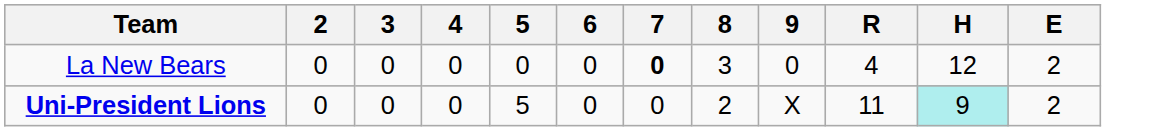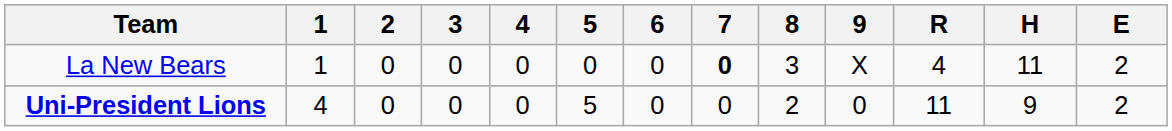+ column: (321, 24)
(792, 65) 0 -> (860, 65) X
(963, 65) 12 -> (1030, 65) 11
(792, 105) X -> (860, 105) 0
(963, 105) paleturquoise background -> (1030, 105) no background
